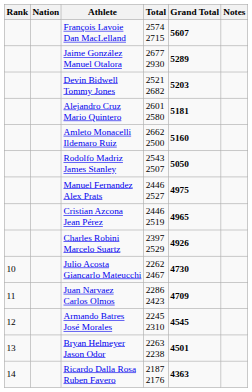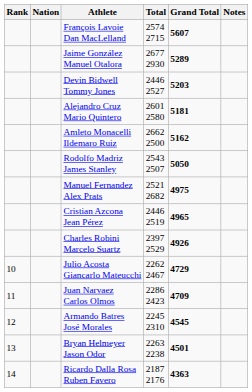(155, 85) 2521 2682 -> (155, 85) 2446 2527
(180, 138) 5160 -> (180, 138) 5162
(155, 190) 2446 2527 -> (155, 190) 2521 2682
(180, 269) 4730 -> (180, 269) 4729
